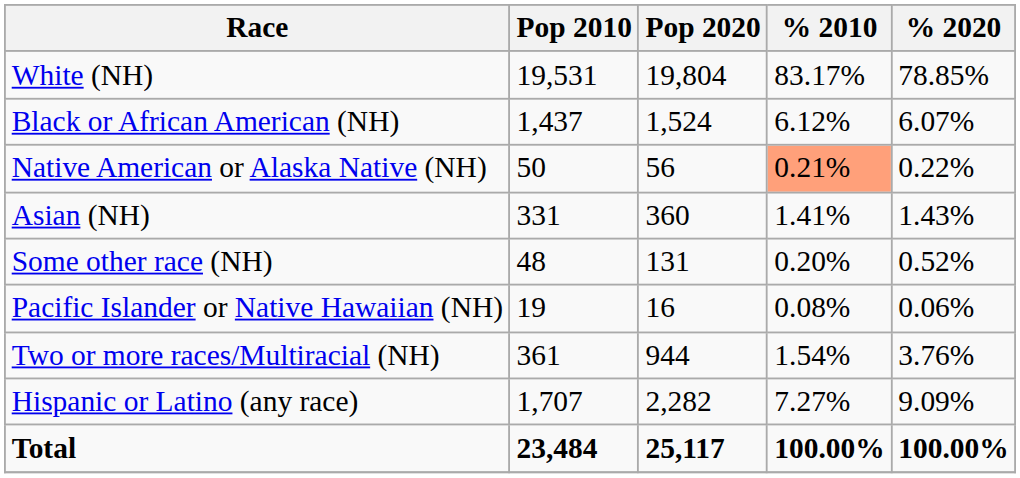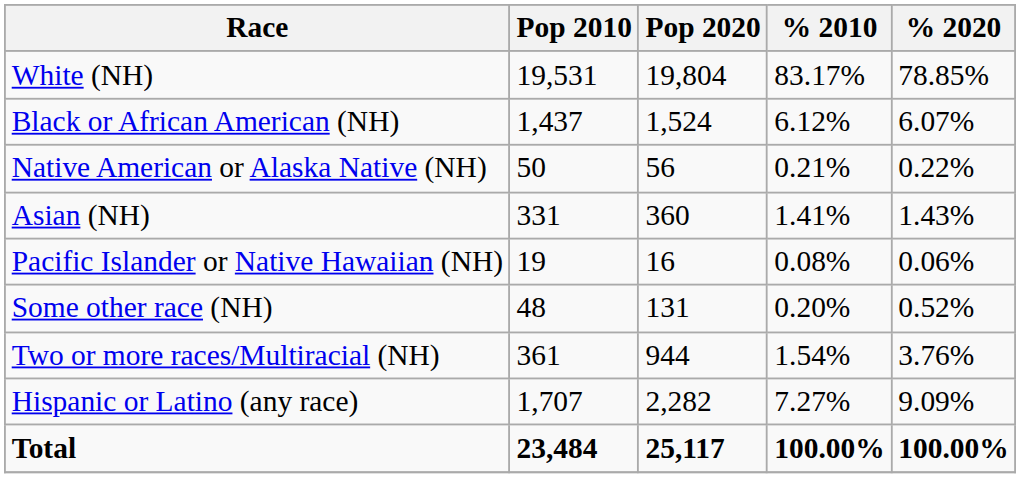(812, 167) lightsalmon background -> (812, 167) no background
rows swapped: (257, 307) <-> (142, 261)
